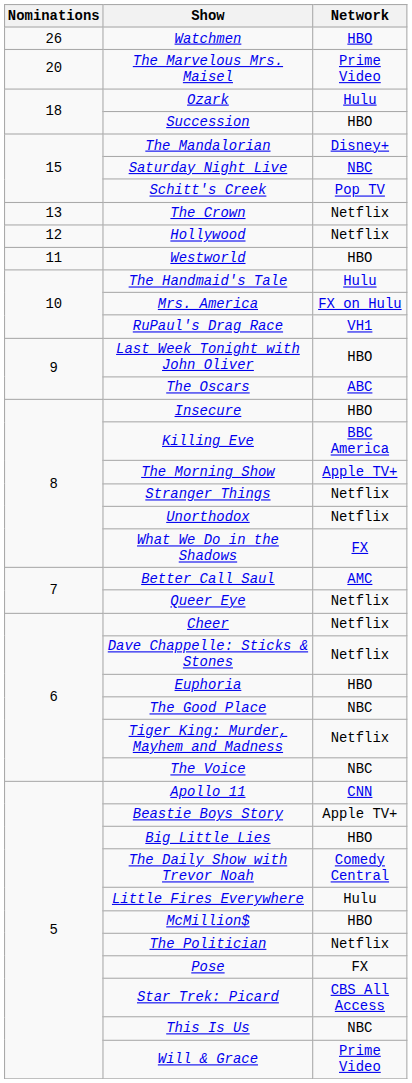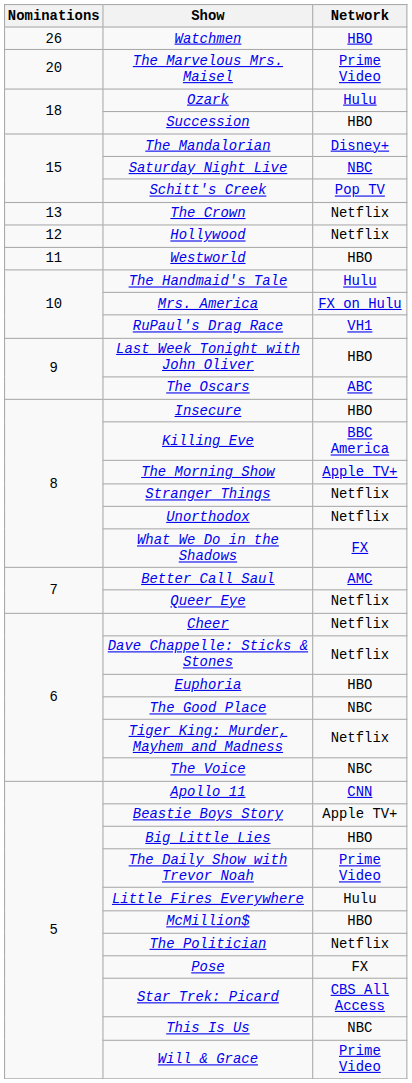(360, 868) Comedy Central -> (360, 868) Prime Video
